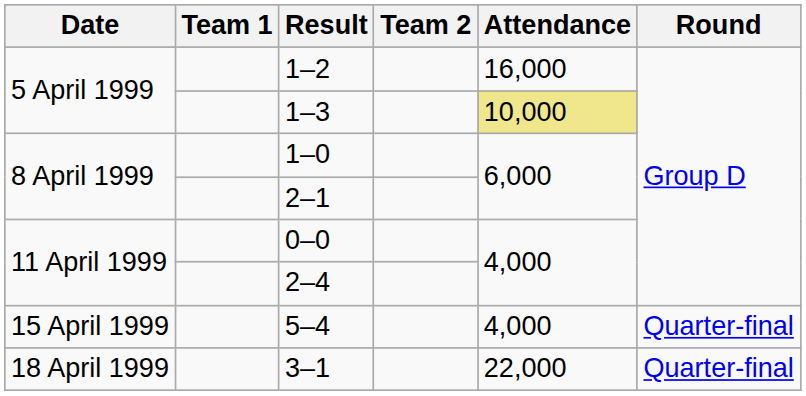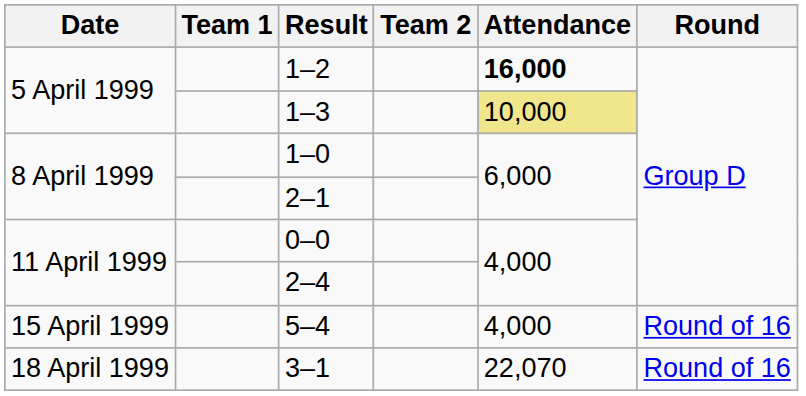(525, 68) normal -> (525, 68) bold
(719, 326) Quarter-final -> (717, 326) Round of 16
(525, 369) 22,000 -> (525, 369) 22,070
(719, 369) Quarter-final -> (717, 369) Round of 16
